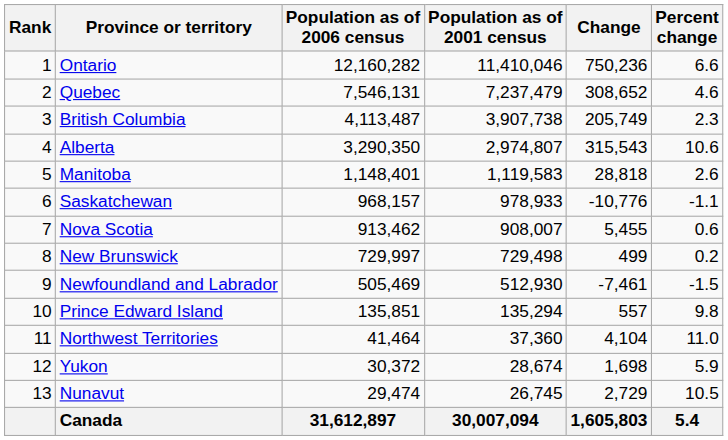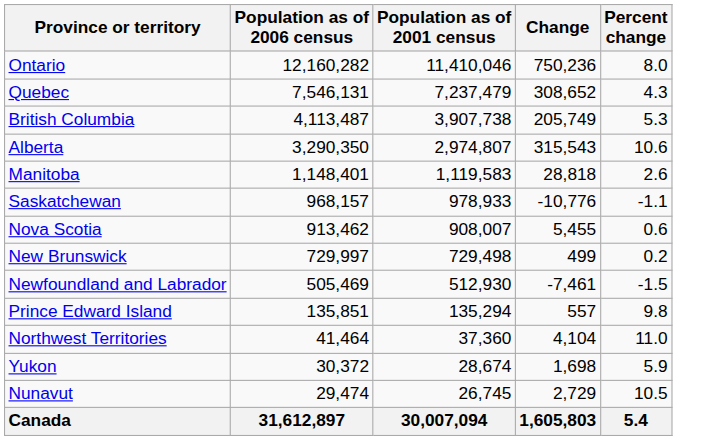- column: (30, 27)
(707, 65) 6.6 -> (656, 65) 8.0
(707, 92) 4.6 -> (656, 92) 4.3
(707, 119) 2.3 -> (656, 119) 5.3
